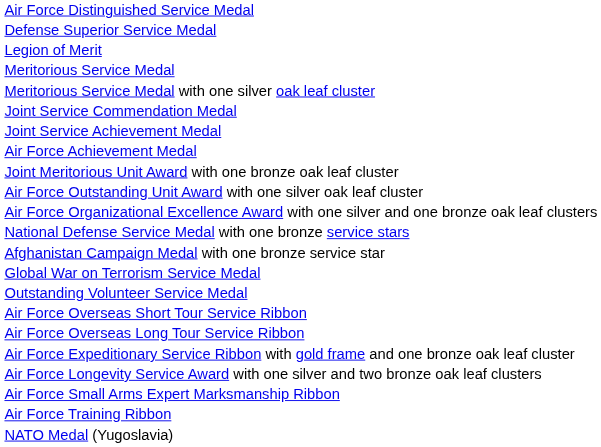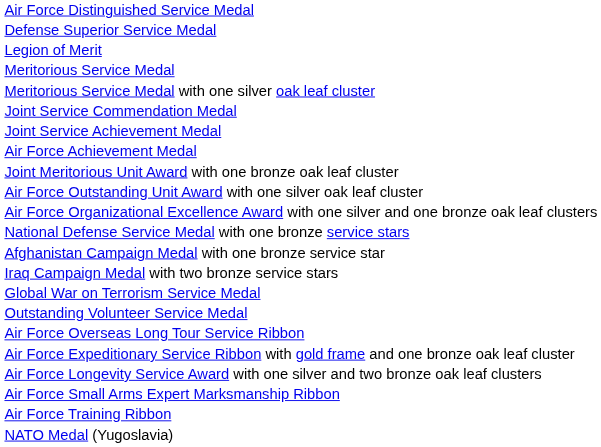+ row: (171, 273)
- row: (156, 313)
